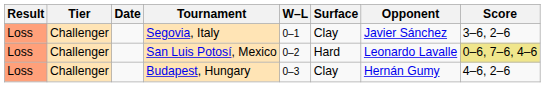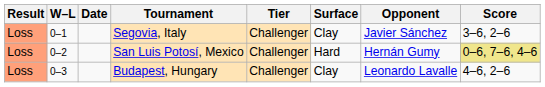columns swapped: (295, 14) <-> (79, 14)
(411, 52) Leonardo Lavalle -> (402, 52) Hernán Gumy
(402, 71) Hernán Gumy -> (411, 71) Leonardo Lavalle
